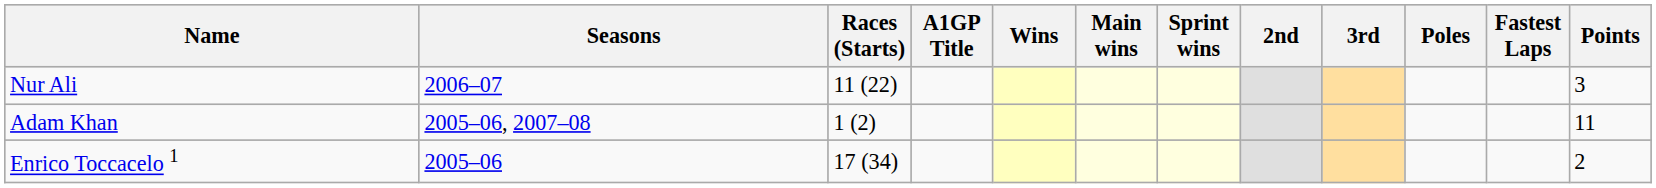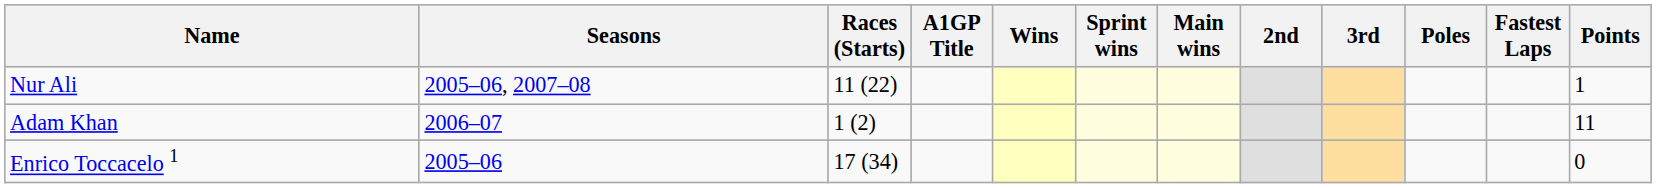columns swapped: (1199, 35) <-> (1116, 35)
(463, 85) 2006–07 -> (508, 85) 2005–06, 2007–08
(1580, 85) 3 -> (1580, 85) 1
(508, 121) 2005–06, 2007–08 -> (463, 121) 2006–07
(1580, 161) 2 -> (1580, 161) 0
